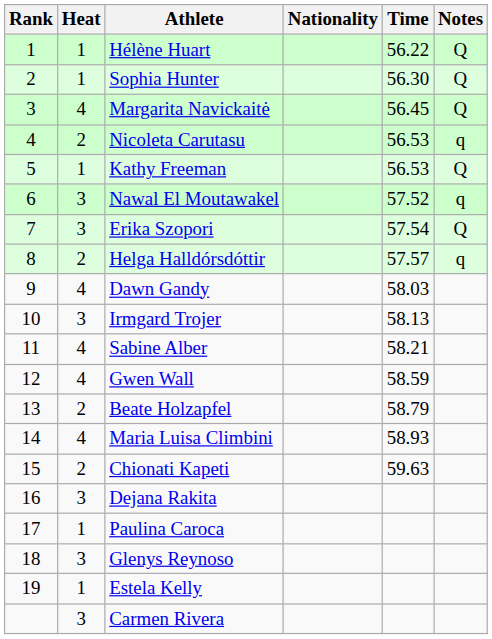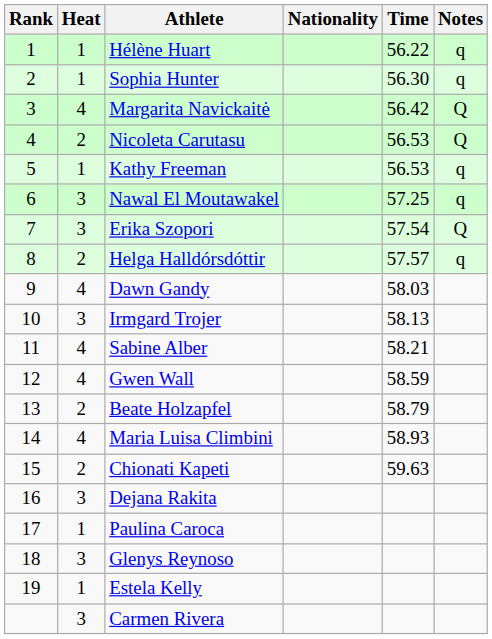(460, 49) Q -> (460, 49) q
(460, 79) Q -> (460, 79) q
(408, 109) 56.45 -> (408, 109) 56.42
(460, 139) q -> (460, 139) Q
(460, 169) Q -> (460, 169) q
(408, 199) 57.52 -> (408, 199) 57.25
